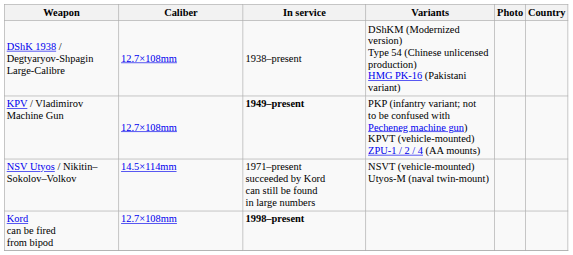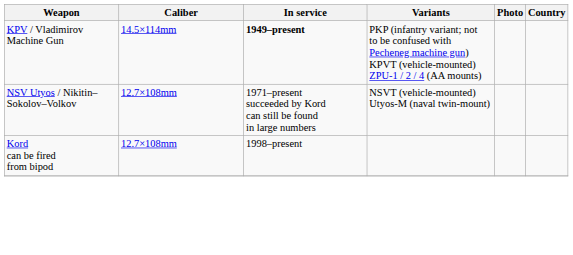- row: (50, 58)
(149, 127) 12.7×108mm -> (149, 29) 14.5×114mm
(149, 167) 14.5×114mm -> (149, 92) 12.7×108mm
(275, 219) bold -> (274, 144) normal
